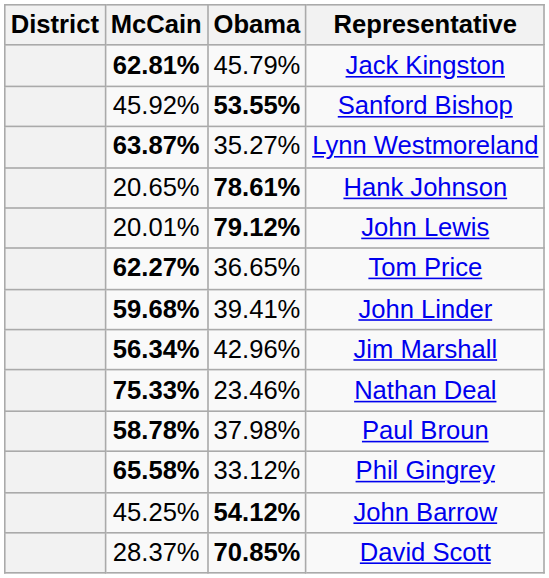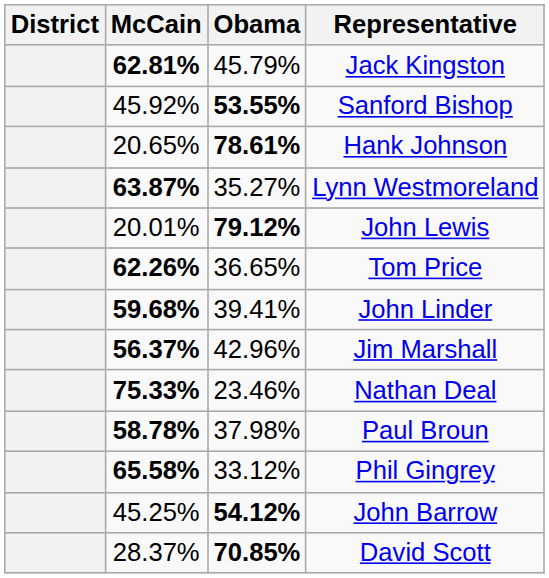rows swapped: (425, 146) <-> (425, 187)
(156, 268) 62.27% -> (156, 268) 62.26%
(156, 349) 56.34% -> (156, 349) 56.37%
